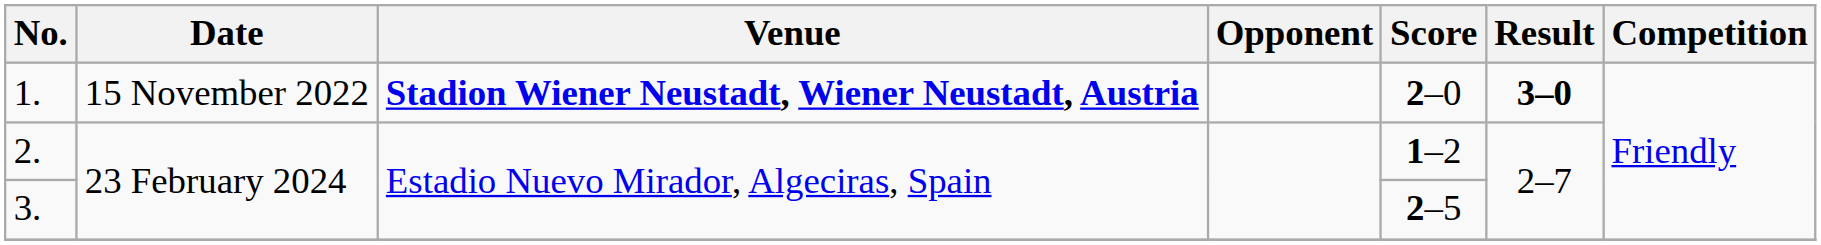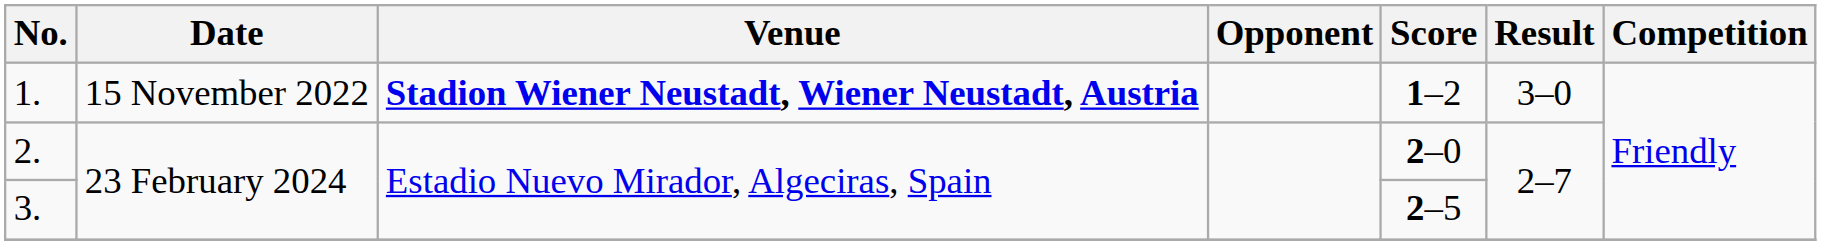(1434, 92) 2–0 -> (1434, 92) 1–2
(1544, 92) bold -> (1544, 92) normal
(1434, 150) 1–2 -> (1434, 150) 2–0
